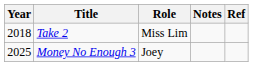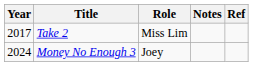(19, 33) 2018 -> (19, 33) 2017
(19, 52) 2025 -> (19, 52) 2024
